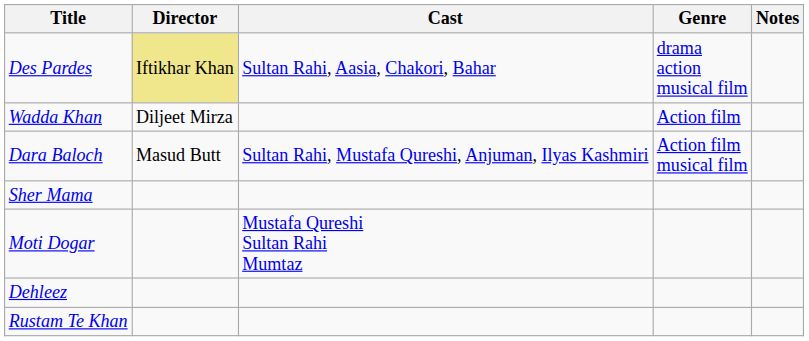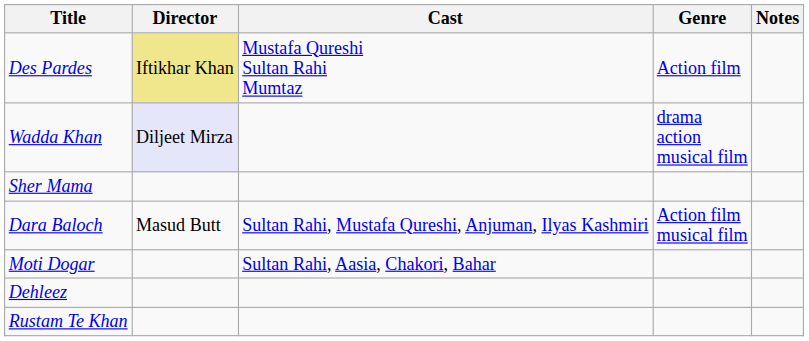(369, 67) Sultan Rahi, Aasia, Chakori, Bahar -> (303, 67) Mustafa Qureshi Sultan Rahi Mumtaz
(702, 67) drama action musical film -> (699, 67) Action film
(184, 116) no background -> (184, 137) lavender background
(699, 116) Action film -> (702, 137) drama action musical film
rows swapped: (56, 155) <-> (51, 194)
(303, 243) Mustafa Qureshi Sultan Rahi Mumtaz -> (369, 263) Sultan Rahi, Aasia, Chakori, Bahar
